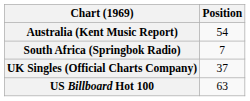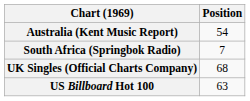(222, 68) 37 -> (222, 68) 68
